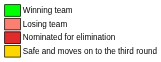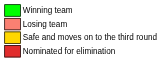rows swapped: (90, 51) <-> (69, 38)
